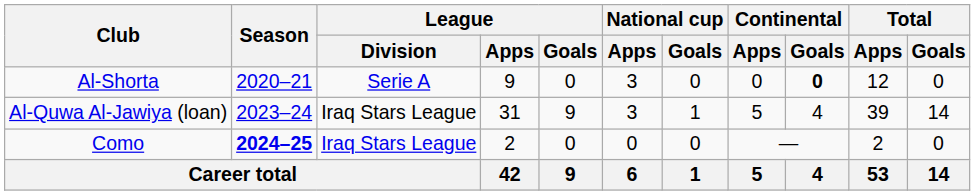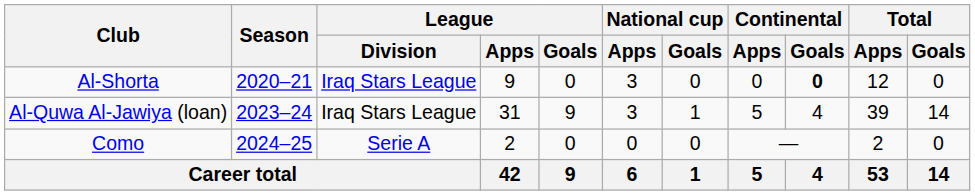(399, 81) Serie A -> (399, 81) Iraq Stars League
(274, 143) bold -> (274, 143) normal
(399, 143) Iraq Stars League -> (399, 143) Serie A
